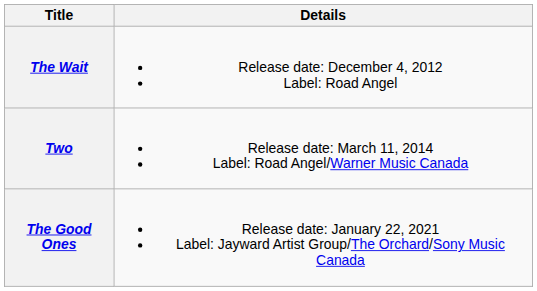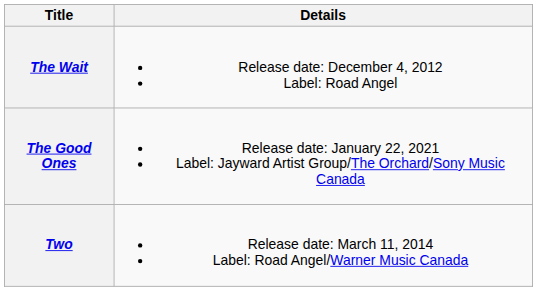rows swapped: (59, 148) <-> (59, 237)
